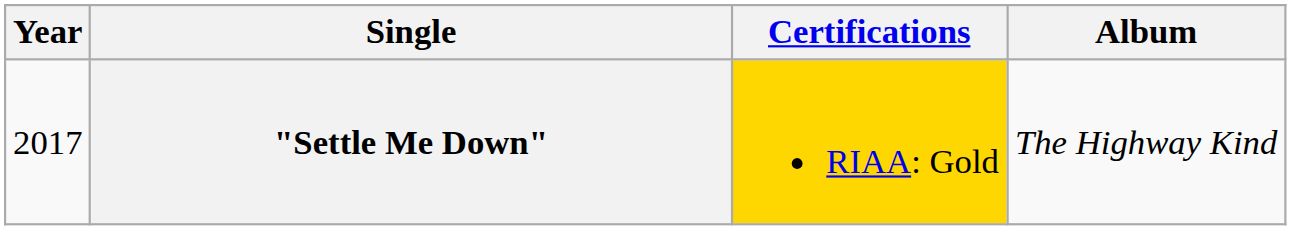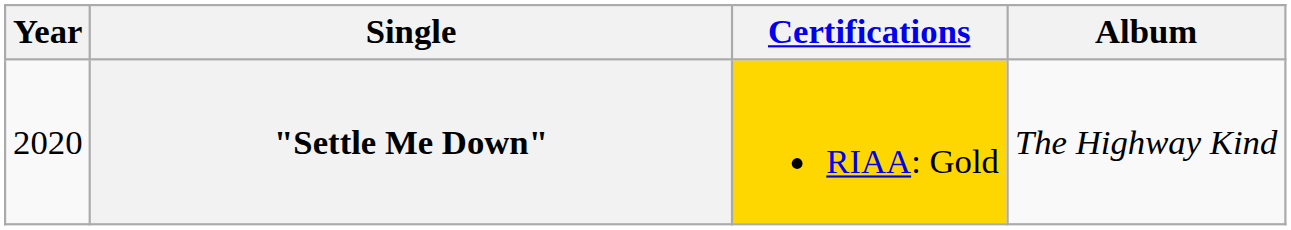(48, 141) 2017 -> (48, 141) 2020
